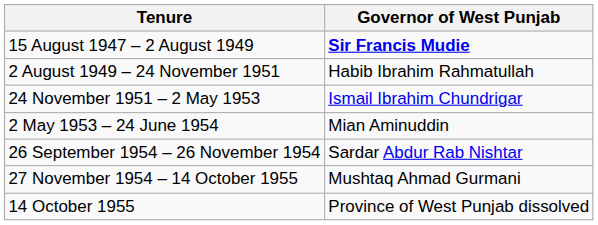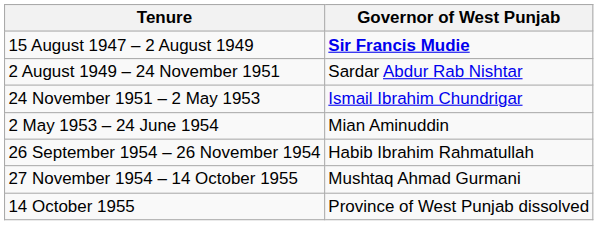(431, 71) Habib Ibrahim Rahmatullah -> (425, 71) Sardar Abdur Rab Nishtar
(425, 152) Sardar Abdur Rab Nishtar -> (431, 152) Habib Ibrahim Rahmatullah
